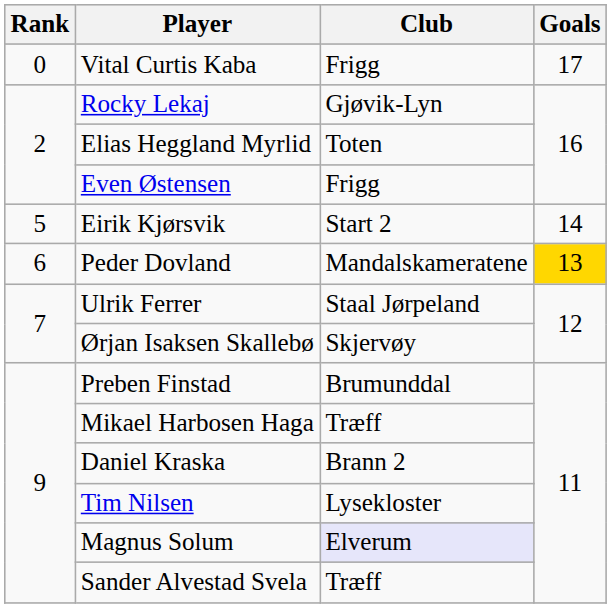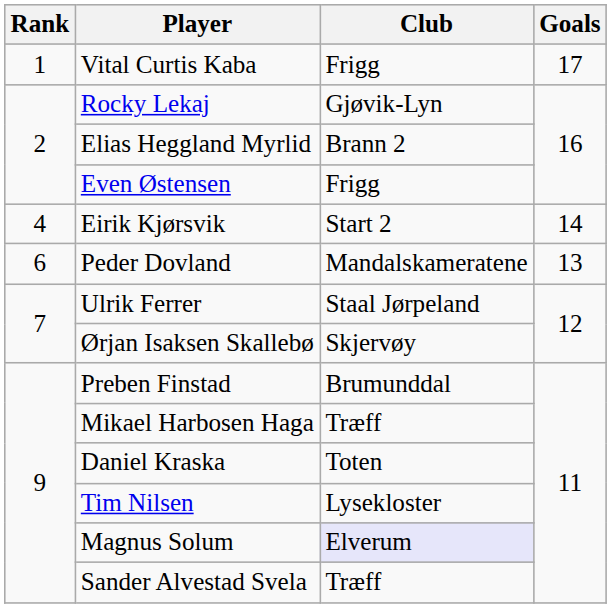(40, 64) 0 -> (40, 64) 1
(354, 143) Toten -> (366, 143) Brann 2
(40, 223) 5 -> (40, 223) 4
(570, 263) gold background -> (570, 263) no background
(366, 462) Brann 2 -> (354, 462) Toten
